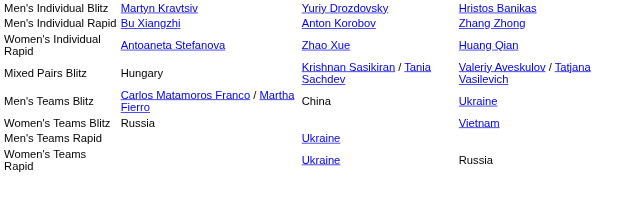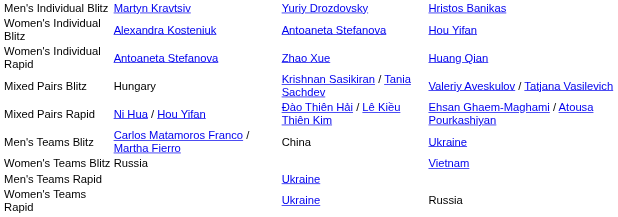+ row: (52, 30)
- row: (60, 23)
+ row: (50, 114)
